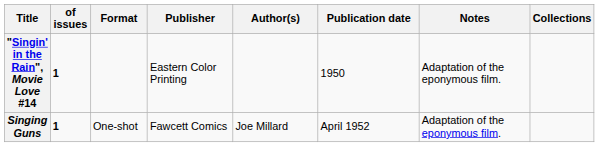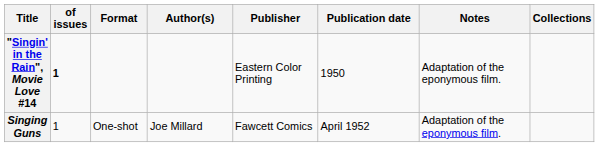columns swapped: (275, 19) <-> (190, 19)
(56, 127) bold -> (56, 127) normal
